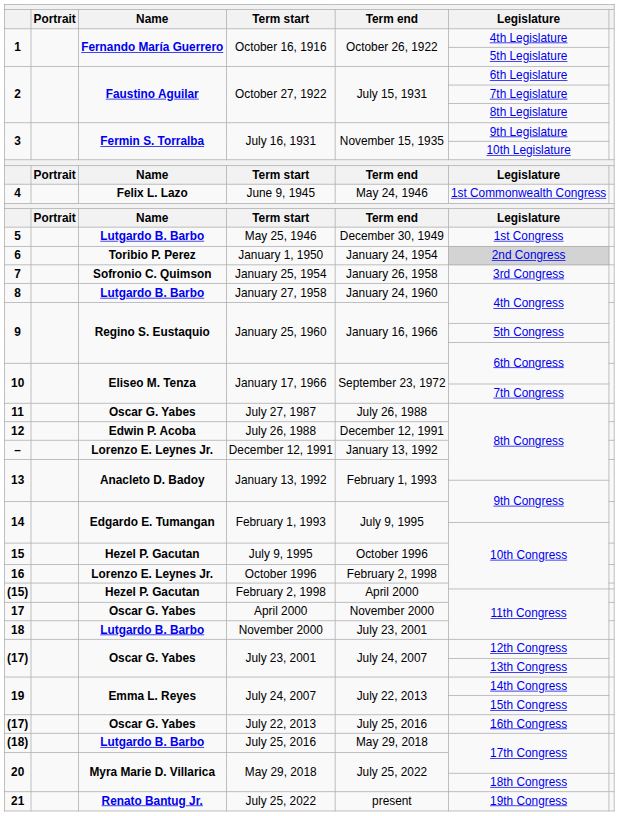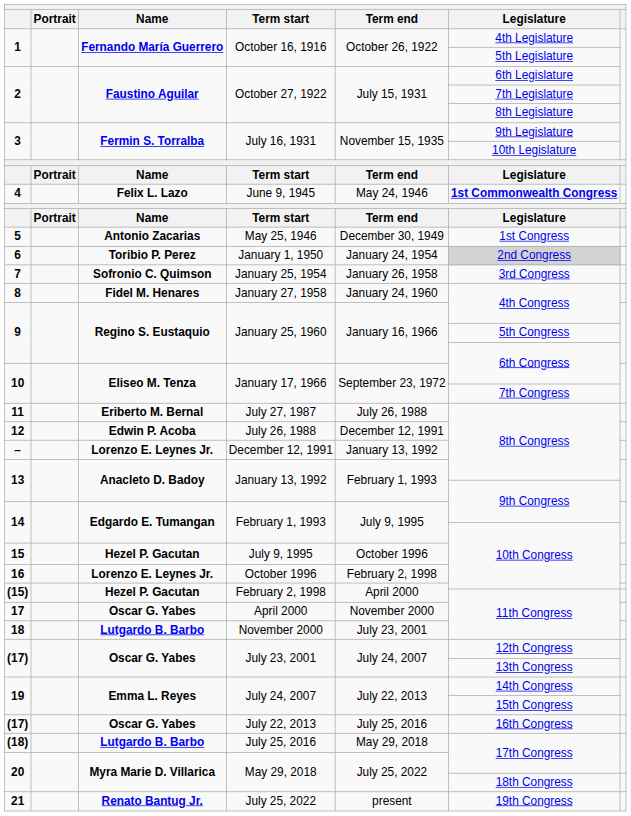(529, 193) normal -> (534, 193) bold
(152, 236) Lutgardo B. Barbo -> (152, 236) Antonio Zacarias
(152, 293) Lutgardo B. Barbo -> (152, 293) Fidel M. Henares
(152, 412) Oscar G. Yabes -> (152, 412) Eriberto M. Bernal
